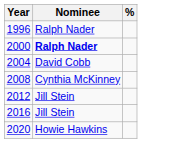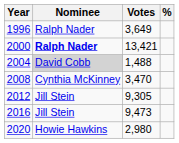+ column: (141, 12)
(63, 63) no background -> (63, 63) lightgrey background
